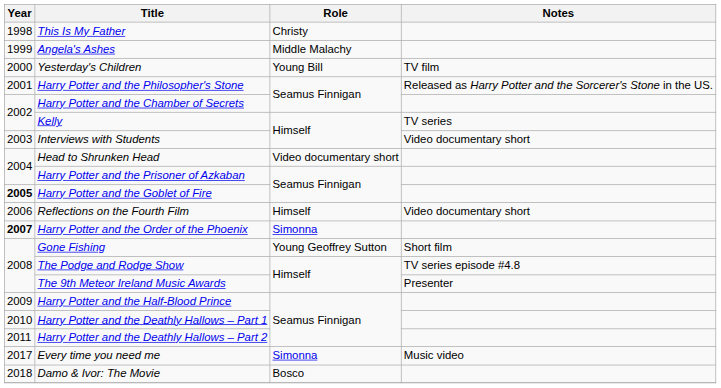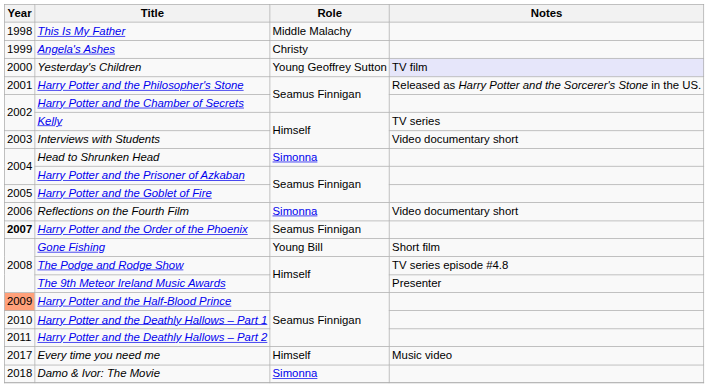(290, 31) Christy -> (312, 31) Middle Malachy
(312, 49) Middle Malachy -> (290, 49) Christy
(298, 67) Young Bill -> (330, 67) Young Geoffrey Sutton
(422, 67) no background -> (410, 67) lavender background
(336, 157) Video documentary short -> (295, 157) Simonna
(20, 193) bold -> (20, 193) normal
(291, 211) Himself -> (295, 211) Simonna
(295, 229) Simonna -> (317, 229) Seamus Finnigan
(330, 247) Young Geoffrey Sutton -> (298, 247) Young Bill
(20, 301) no background -> (20, 301) lightsalmon background
(295, 355) Simonna -> (291, 355) Himself
(288, 373) Bosco -> (295, 373) Simonna
